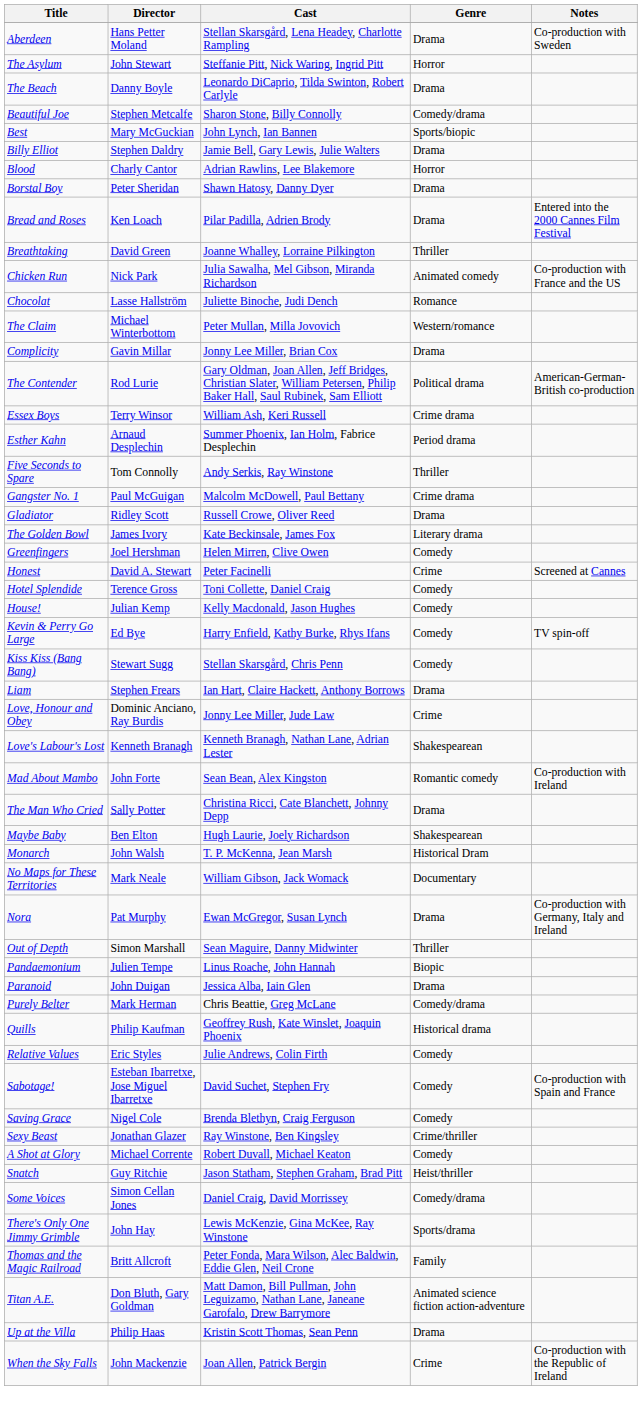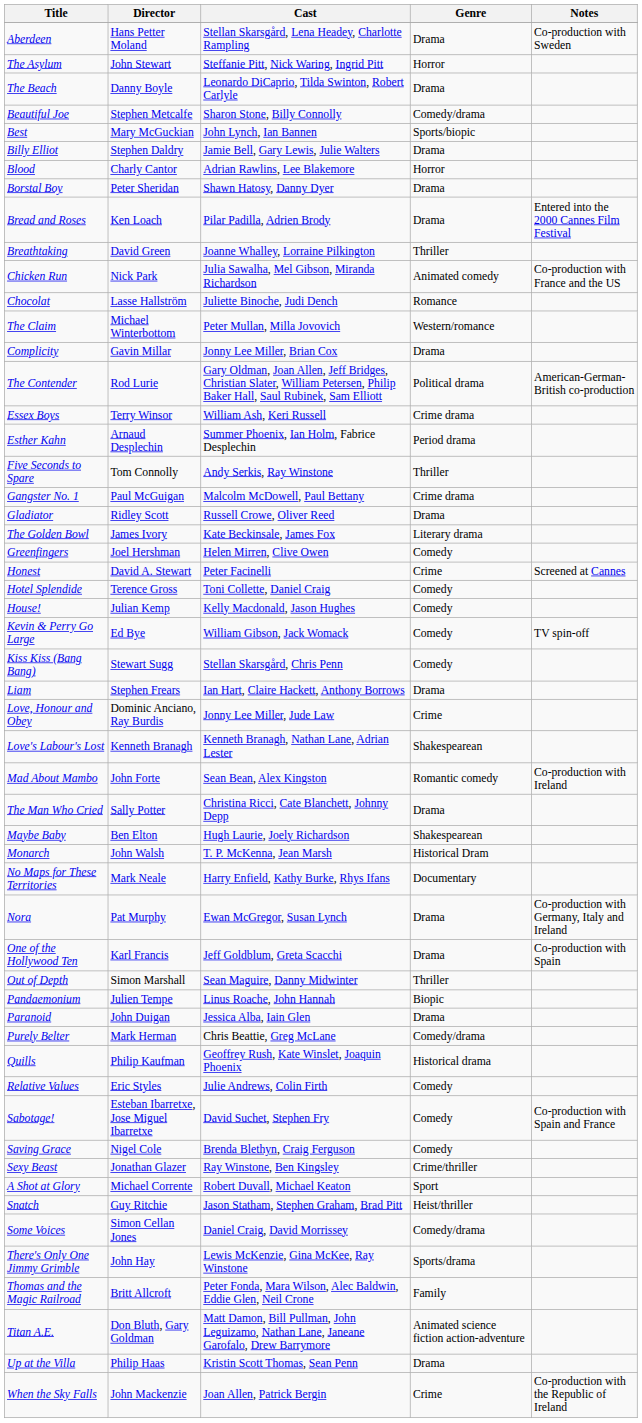(297, 633) Harry Enfield, Kathy Burke, Rhys Ifans -> (276, 633) William Gibson, Jack Womack
(276, 878) William Gibson, Jack Womack -> (297, 878) Harry Enfield, Kathy Burke, Rhys Ifans
+ row: (42, 955)
(433, 1154) Comedy -> (426, 1186) Sport
